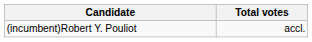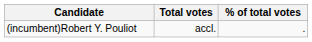+ column: (263, 12)
